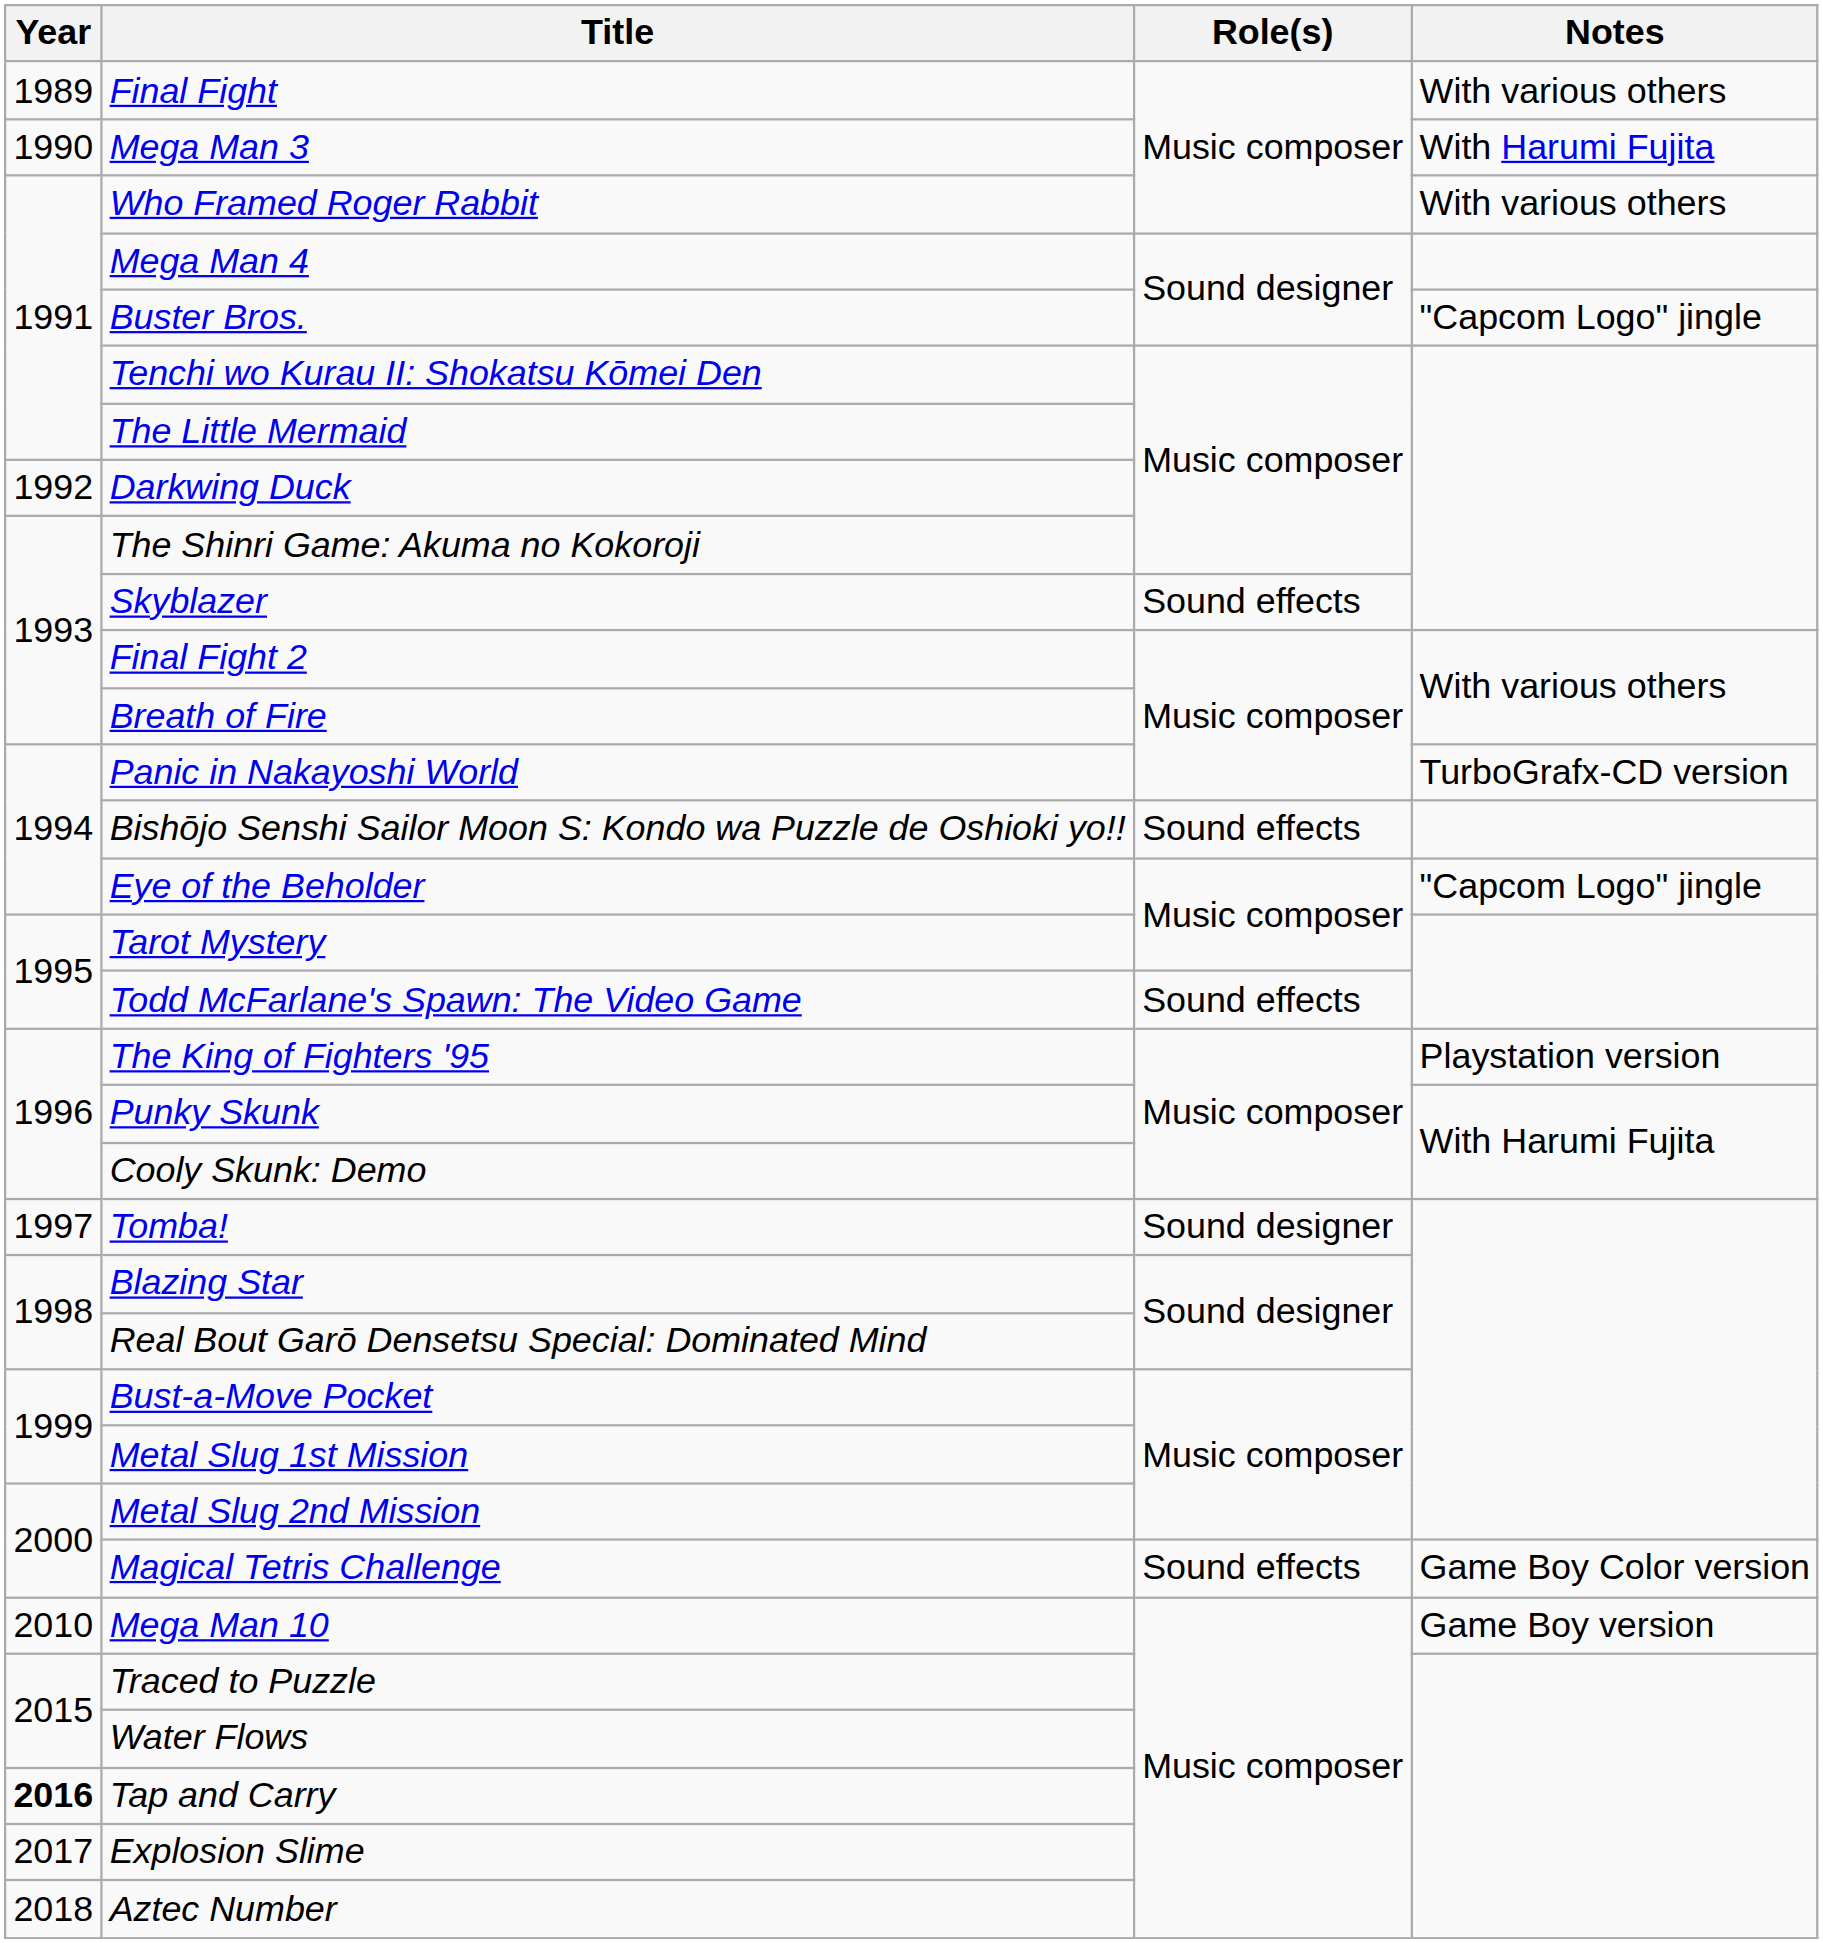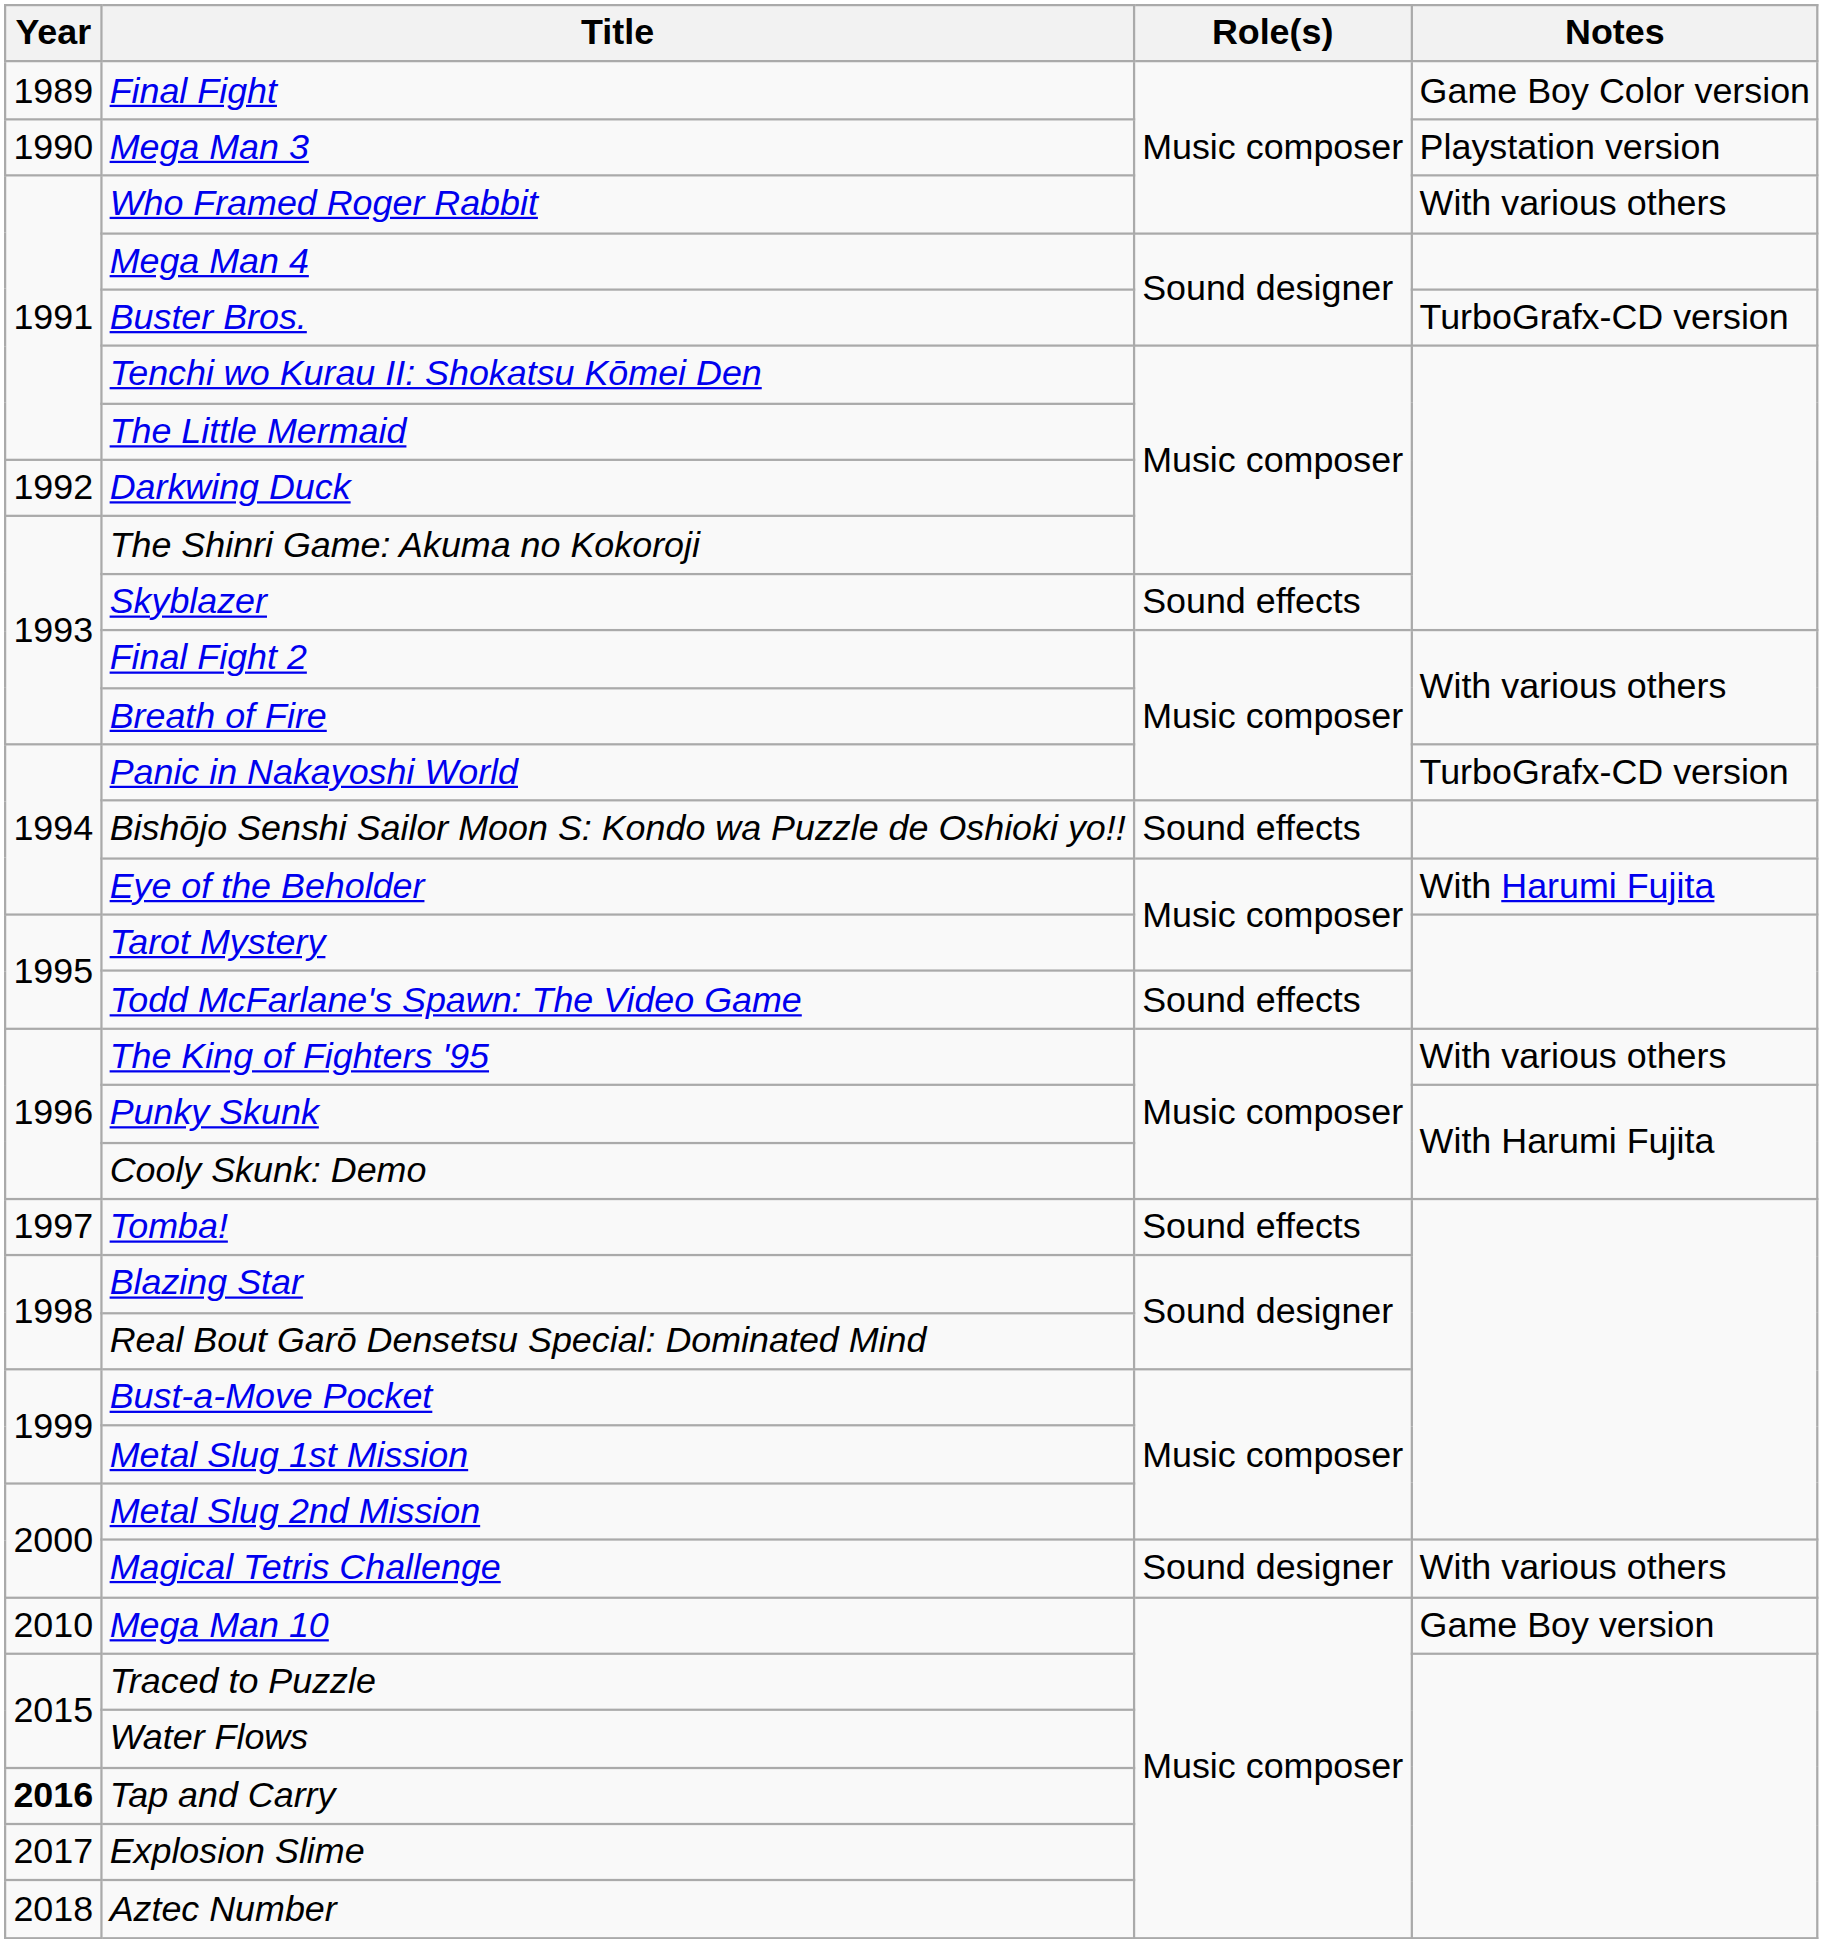(1573, 89) With various others -> (1615, 89) Game Boy Color version
(1567, 146) With Harumi Fujita -> (1570, 146) Playstation version
(1591, 317) "Capcom Logo" jingle -> (1604, 317) TurboGrafx-CD version
(1591, 885) "Capcom Logo" jingle -> (1567, 885) With Harumi Fujita
(1570, 1056) Playstation version -> (1573, 1056) With various others
(1268, 1226) Sound designer -> (1251, 1226) Sound effects
(1251, 1567) Sound effects -> (1268, 1567) Sound designer
(1615, 1567) Game Boy Color version -> (1573, 1567) With various others
